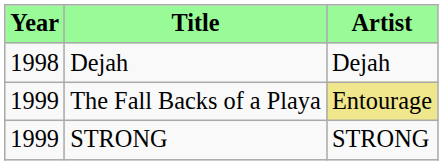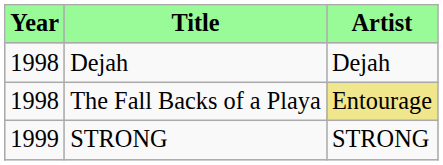(35, 100) 1999 -> (35, 100) 1998
